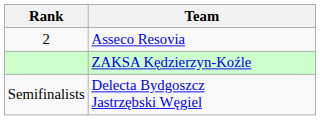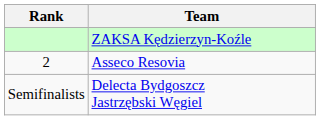rows swapped: (171, 62) <-> (138, 39)
